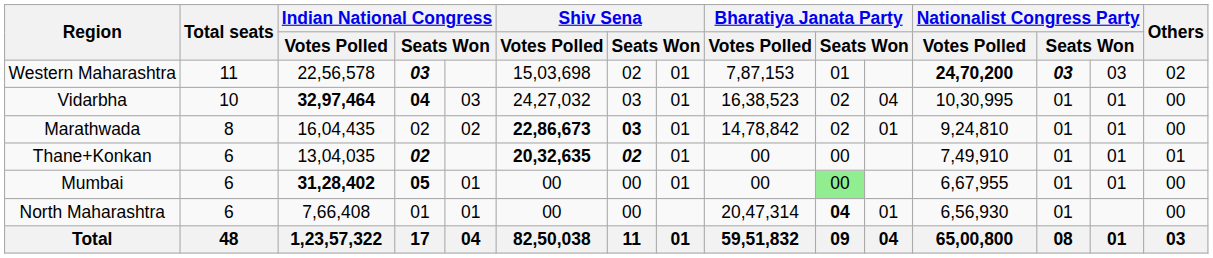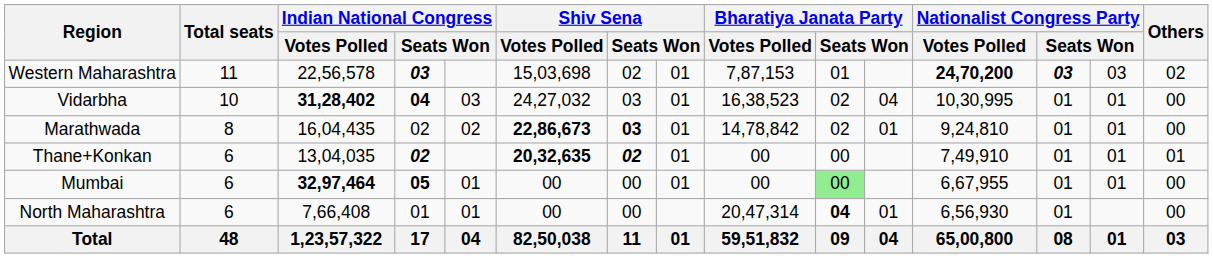(336, 101) 32,97,464 -> (336, 101) 31,28,402
(336, 184) 31,28,402 -> (336, 184) 32,97,464
